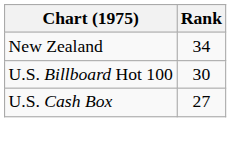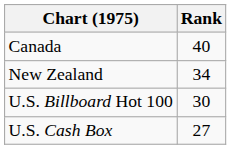+ row: (35, 46)
